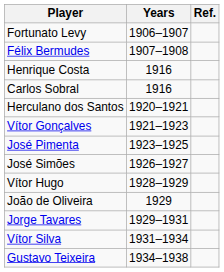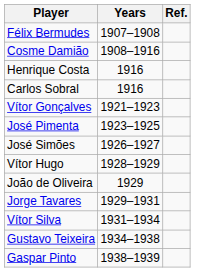- row: (47, 32)
+ row: (48, 51)
- row: (65, 107)
+ row: (42, 257)
